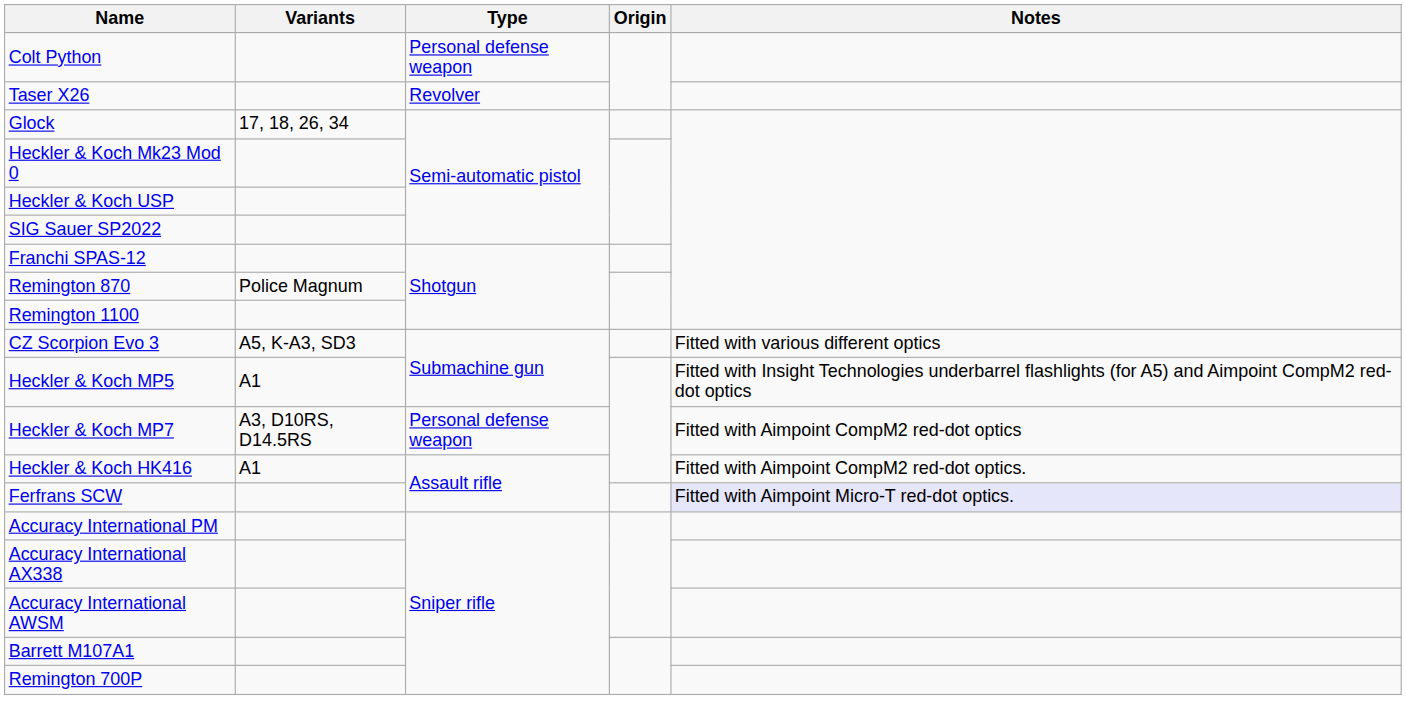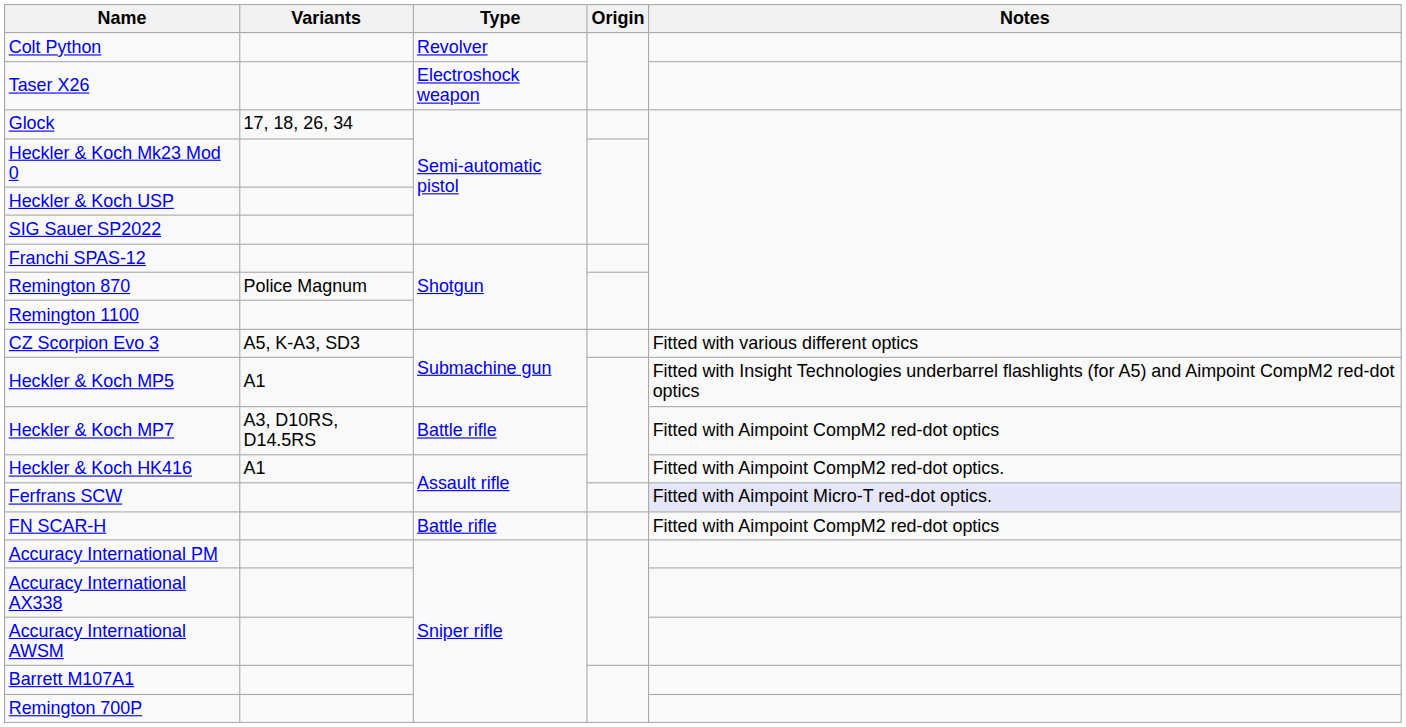(479, 57) Personal defense weapon -> (452, 47) Revolver
(445, 95) Revolver -> (468, 85) Electroshock weapon
(479, 430) Personal defense weapon -> (457, 430) Battle rifle
+ row: (57, 525)
